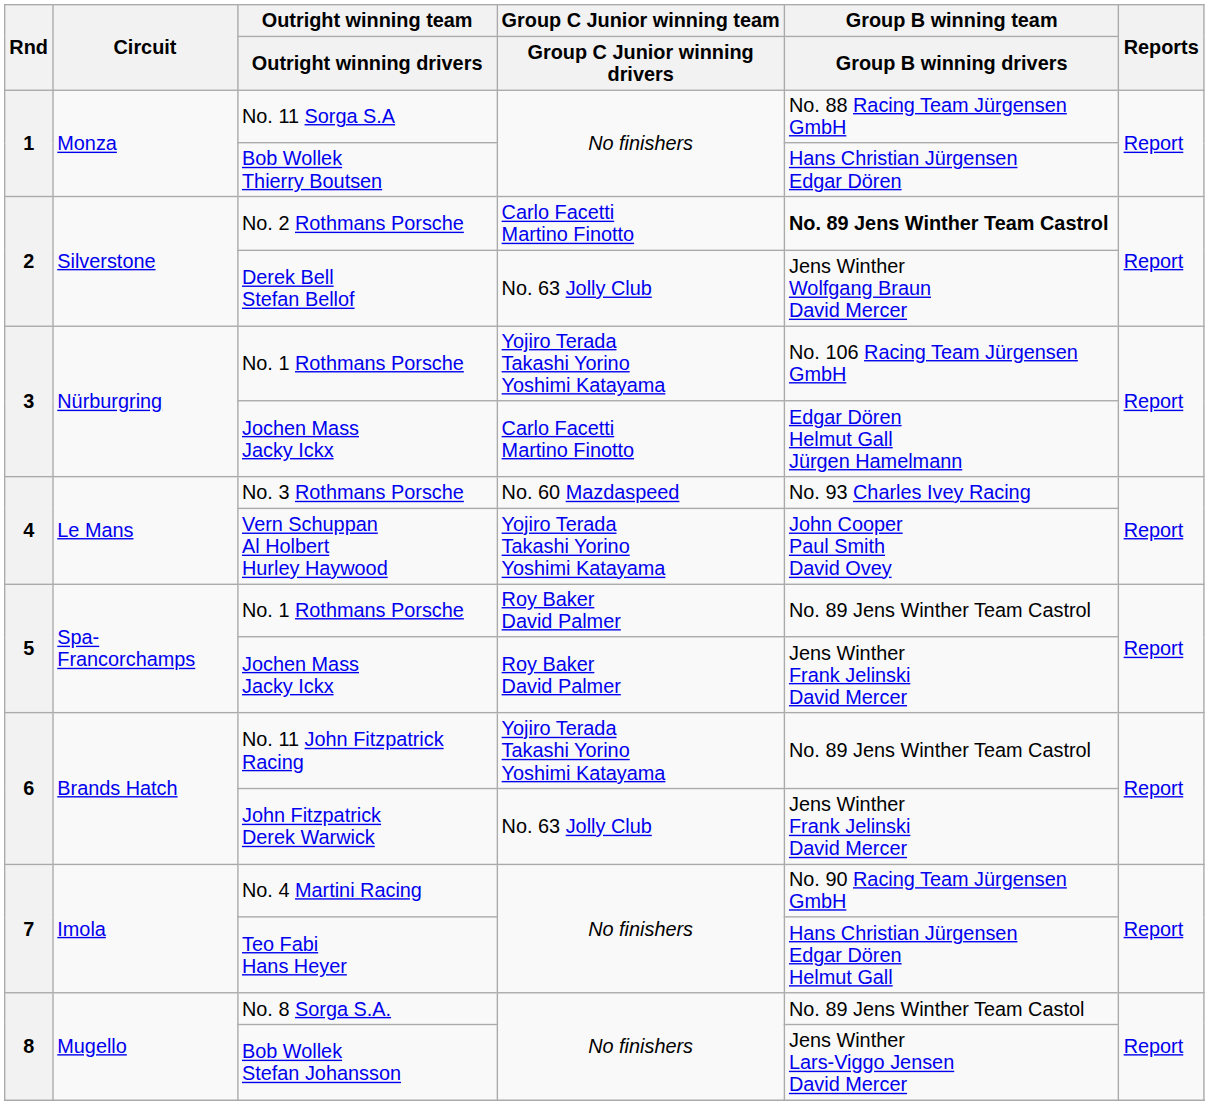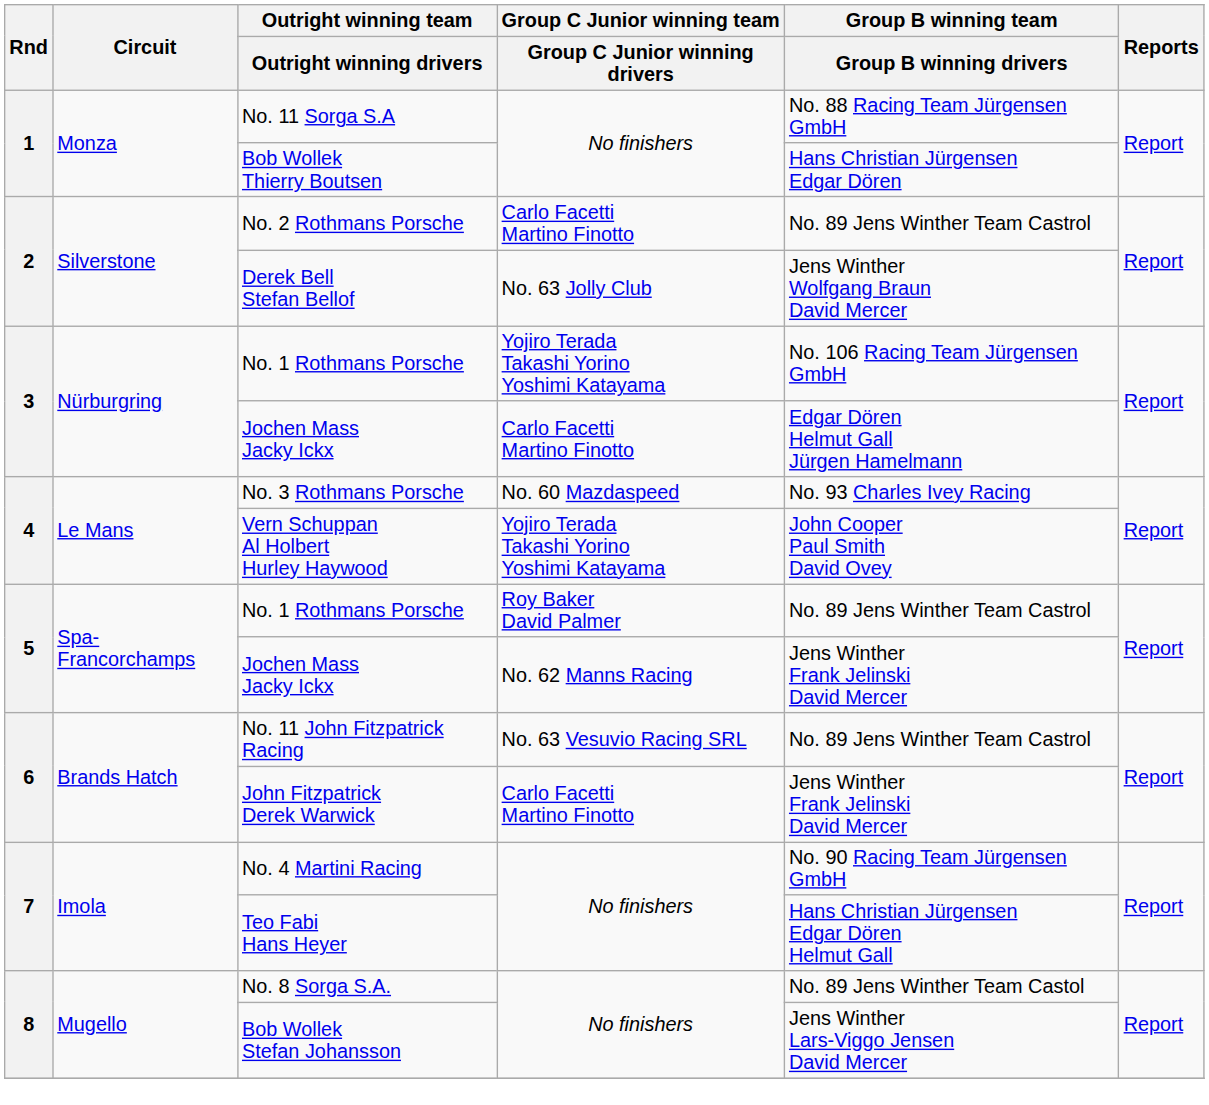(949, 224) bold -> (940, 224) normal
(561, 675) Roy Baker David Palmer -> (597, 675) No. 62 Manns Racing
(583, 751) Yojiro Terada Takashi Yorino Yoshimi Katayama -> (624, 740) No. 63 Vesuvio Racing SRL
(577, 826) No. 63 Jolly Club -> (568, 804) Carlo Facetti Martino Finotto
